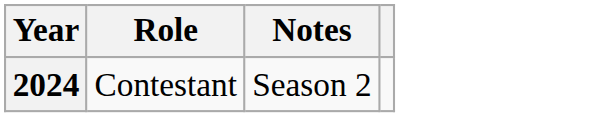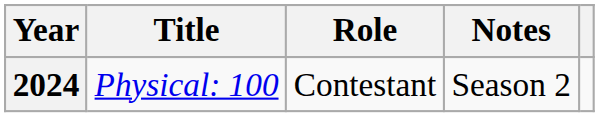+ column: (187, 30)
